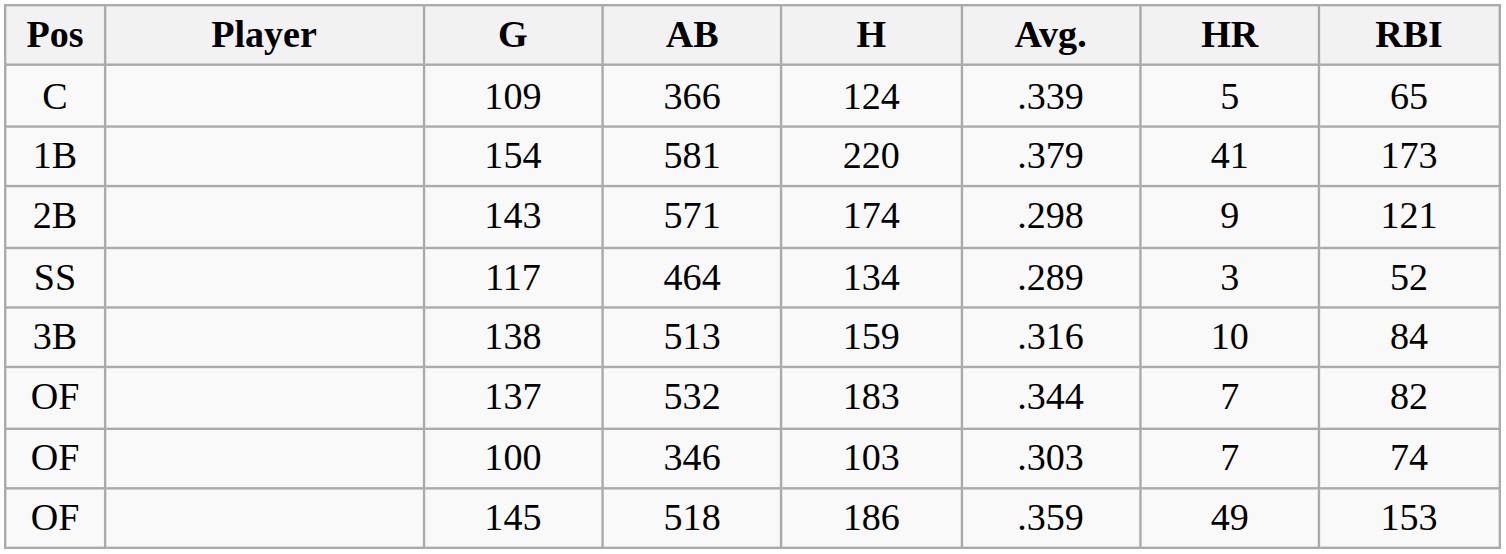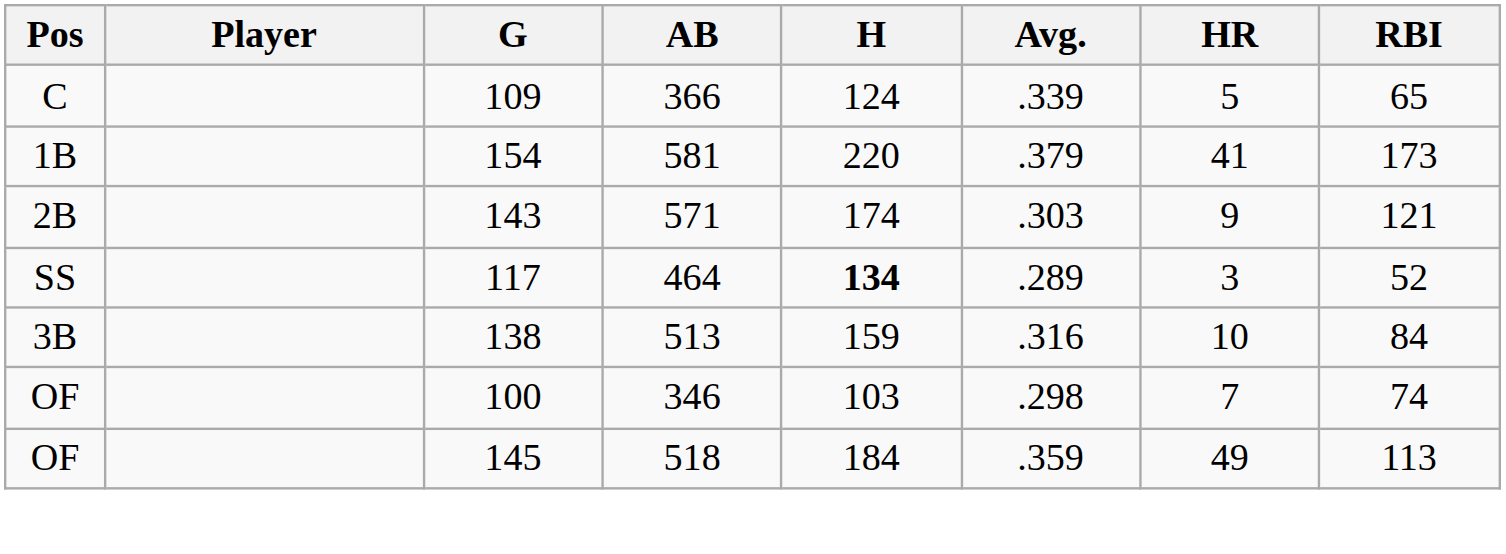(1051, 215) .298 -> (1051, 215) .303
(871, 276) normal -> (871, 276) bold
- row: (513, 397)
(1051, 457) .303 -> (1051, 397) .298
(871, 517) 186 -> (871, 457) 184
(1409, 517) 153 -> (1409, 457) 113
